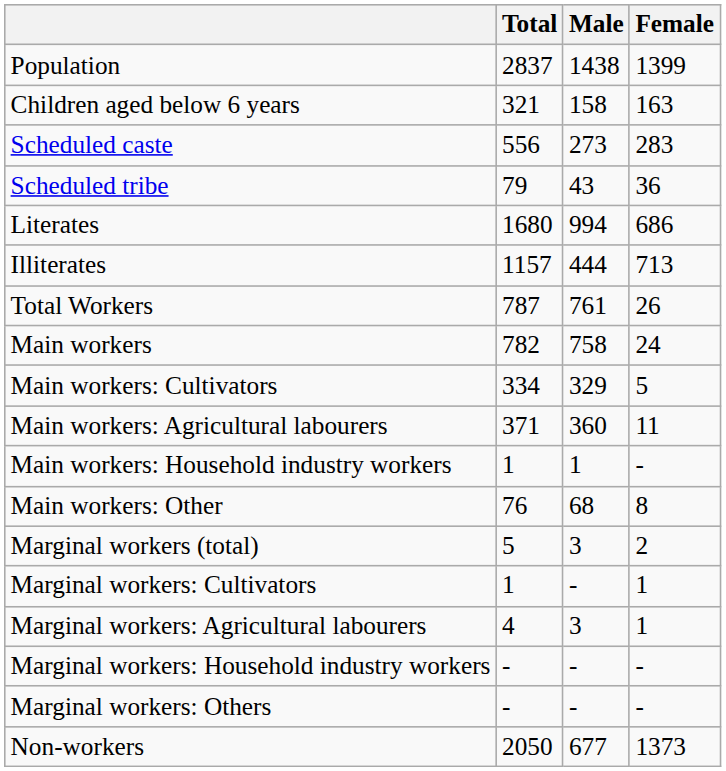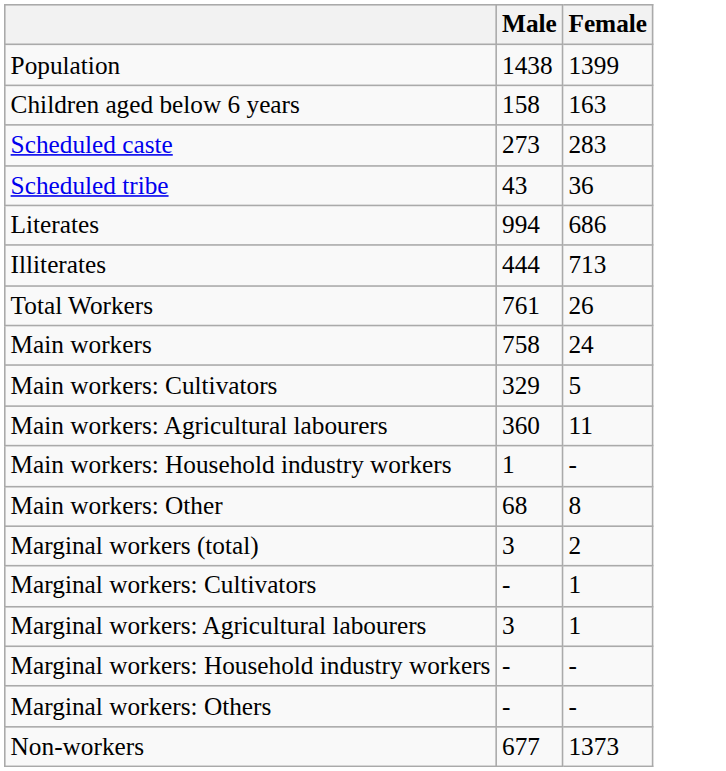- column: (530, 24)
